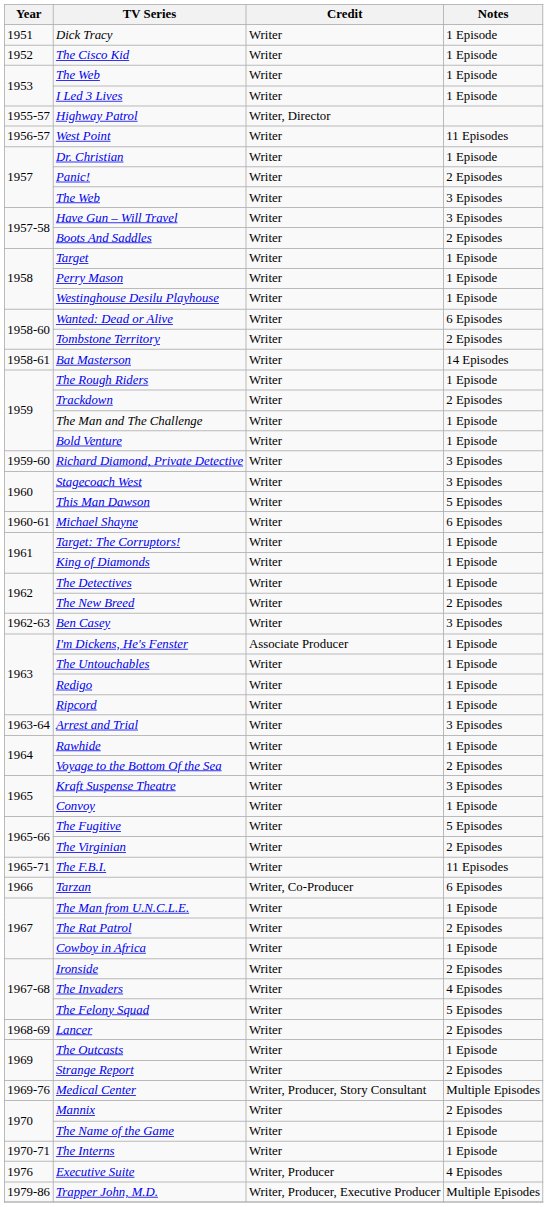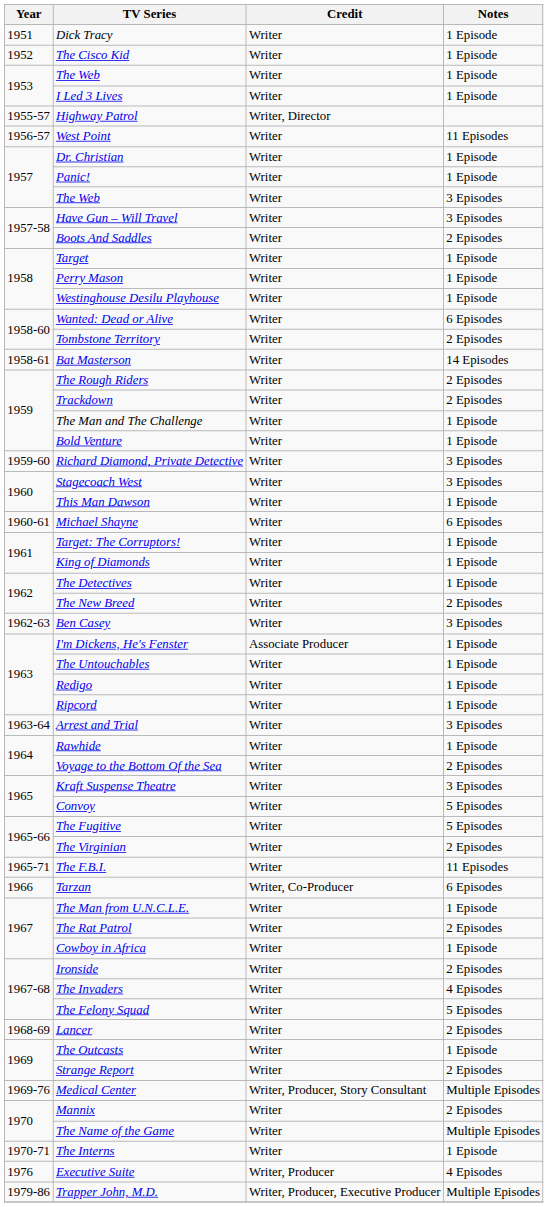(474, 177) 2 Episodes -> (472, 177) 1 Episode
(472, 380) 1 Episode -> (474, 380) 2 Episodes
(474, 501) 5 Episodes -> (472, 501) 1 Episode
(472, 806) 1 Episode -> (474, 806) 5 Episodes
(472, 1131) 1 Episode -> (493, 1131) Multiple Episodes
